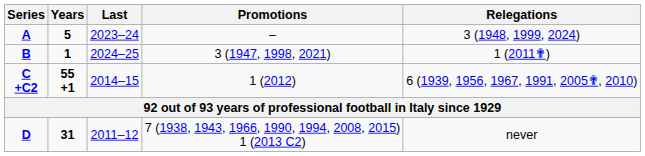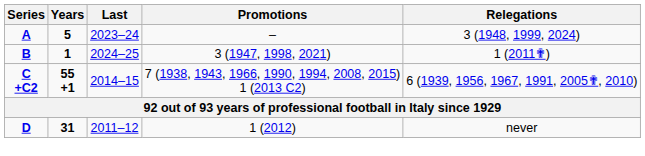(273, 81) 1 (2012) -> (273, 81) 7 (1938, 1943, 1966, 1990, 1994, 2008, 2015) 1 (2013 C2)
(273, 135) 7 (1938, 1943, 1966, 1990, 1994, 2008, 2015) 1 (2013 C2) -> (273, 128) 1 (2012)
